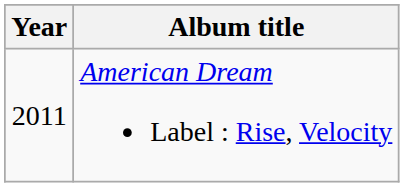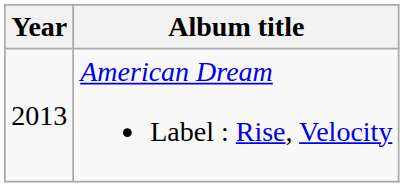(39, 114) 2011 -> (39, 114) 2013
